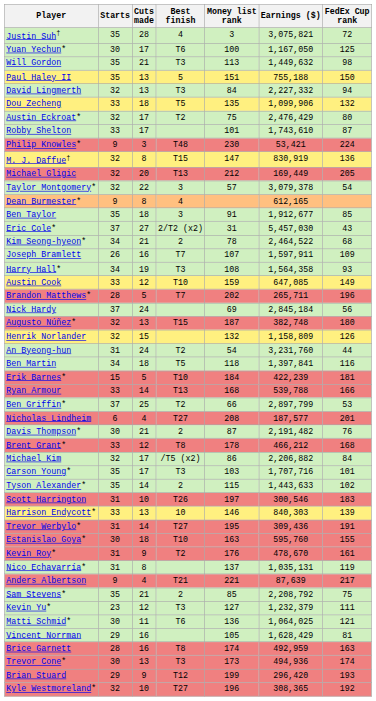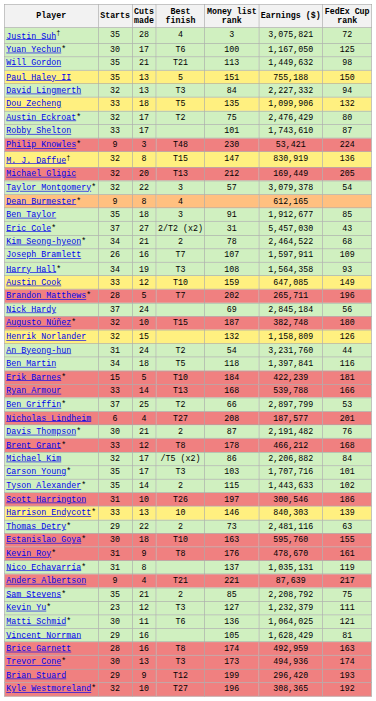(180, 64) T3 -> (180, 64) T21
(144, 323) 13 -> (144, 323) 10
(347, 500) 183 -> (347, 500) 186
+ row: (39, 527)
- row: (44, 527)
(180, 554) T2 -> (180, 554) T8
